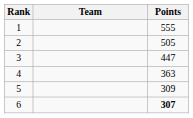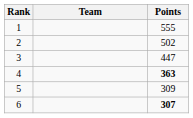(168, 43) 505 -> (168, 43) 502
(168, 74) normal -> (168, 74) bold
